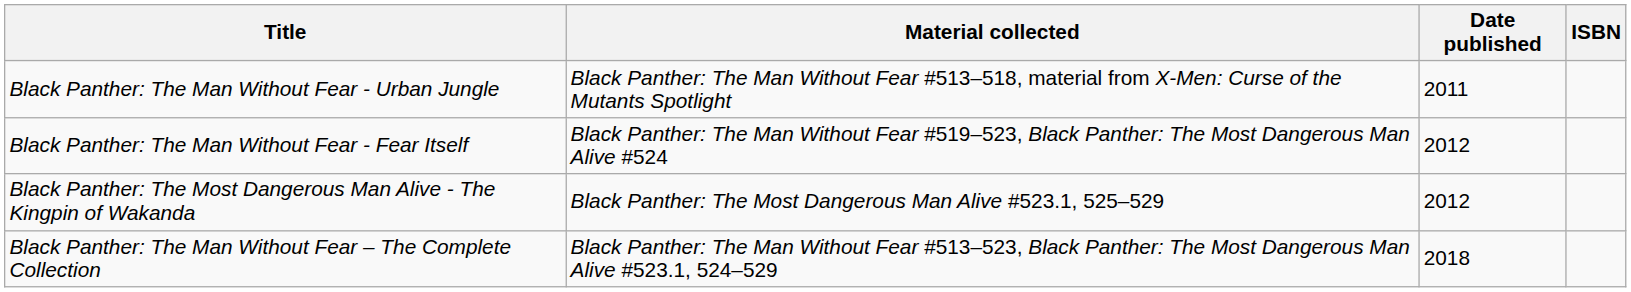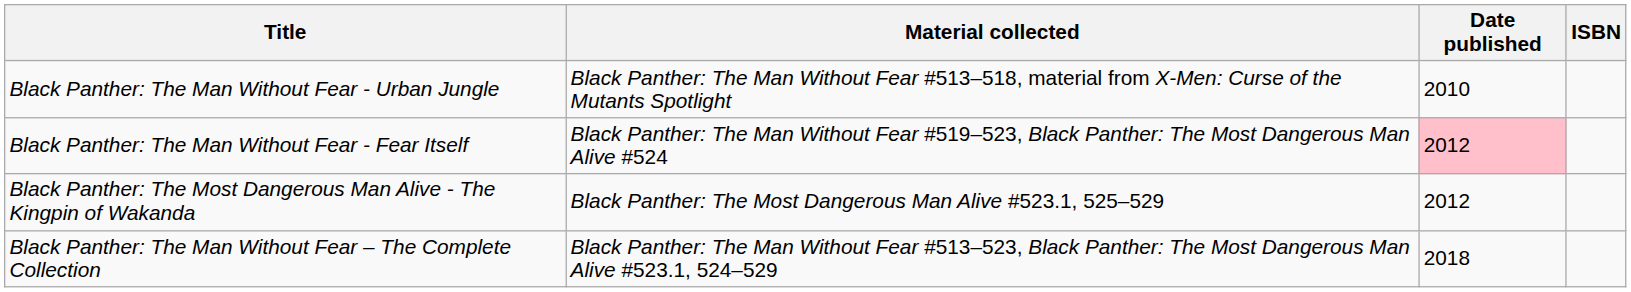(1446, 89) 2011 -> (1447, 89) 2010
(1447, 145) no background -> (1447, 145) pink background
